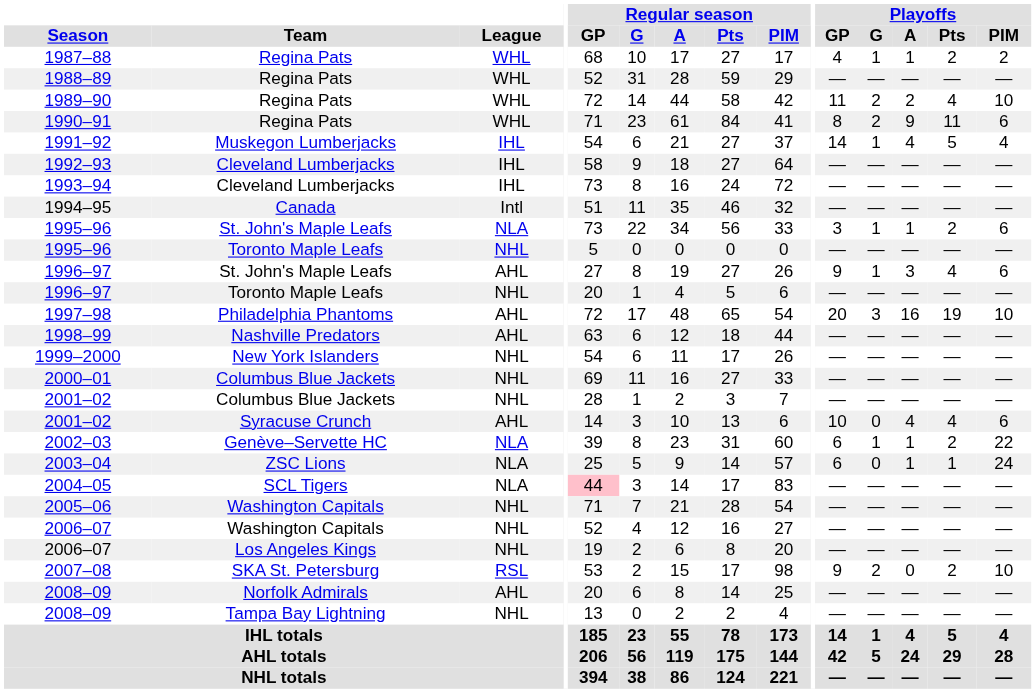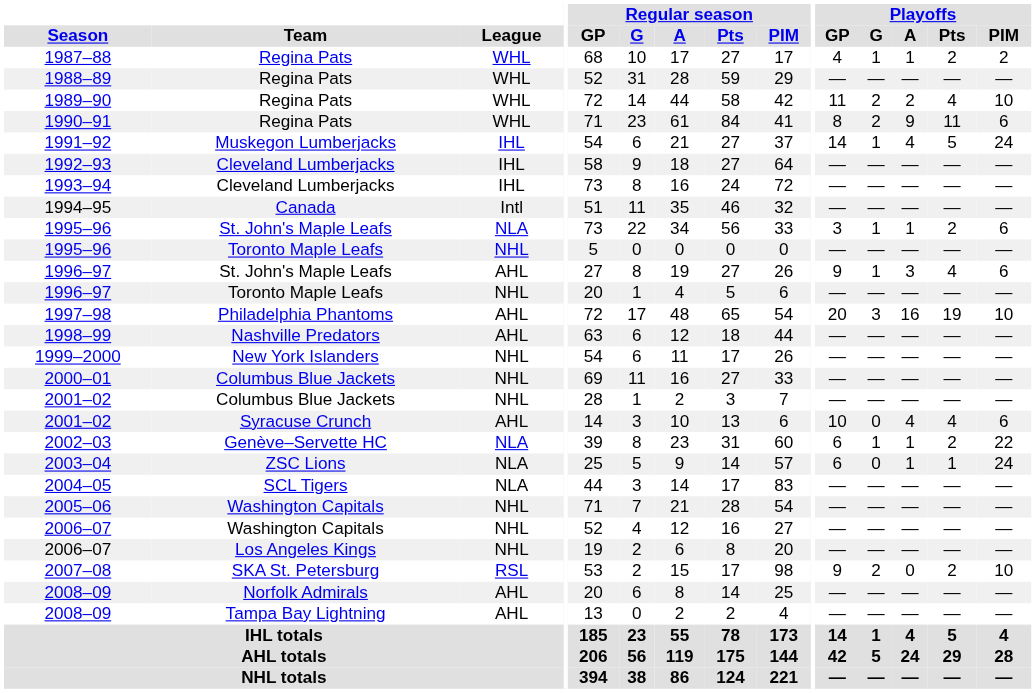(1004, 143) 4 -> (1004, 143) 24
(593, 485) pink background -> (593, 485) no background
(512, 613) NHL -> (512, 613) AHL
